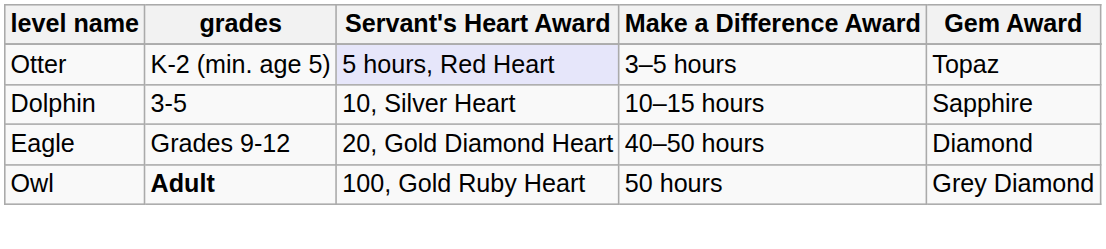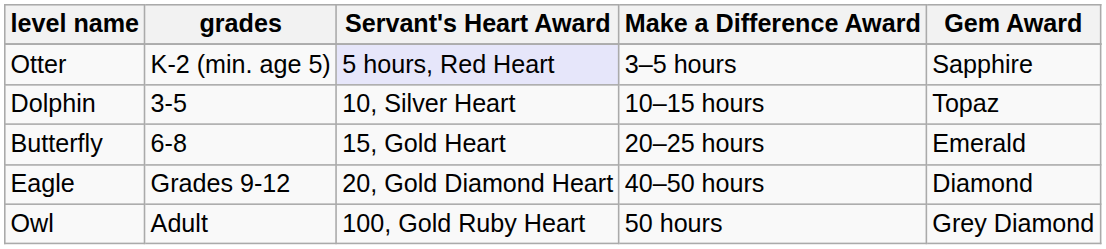(966, 64) Topaz -> (983, 64) Sapphire
(983, 104) Sapphire -> (966, 104) Topaz
+ row: (57, 143)
(183, 183) bold -> (179, 223) normal
